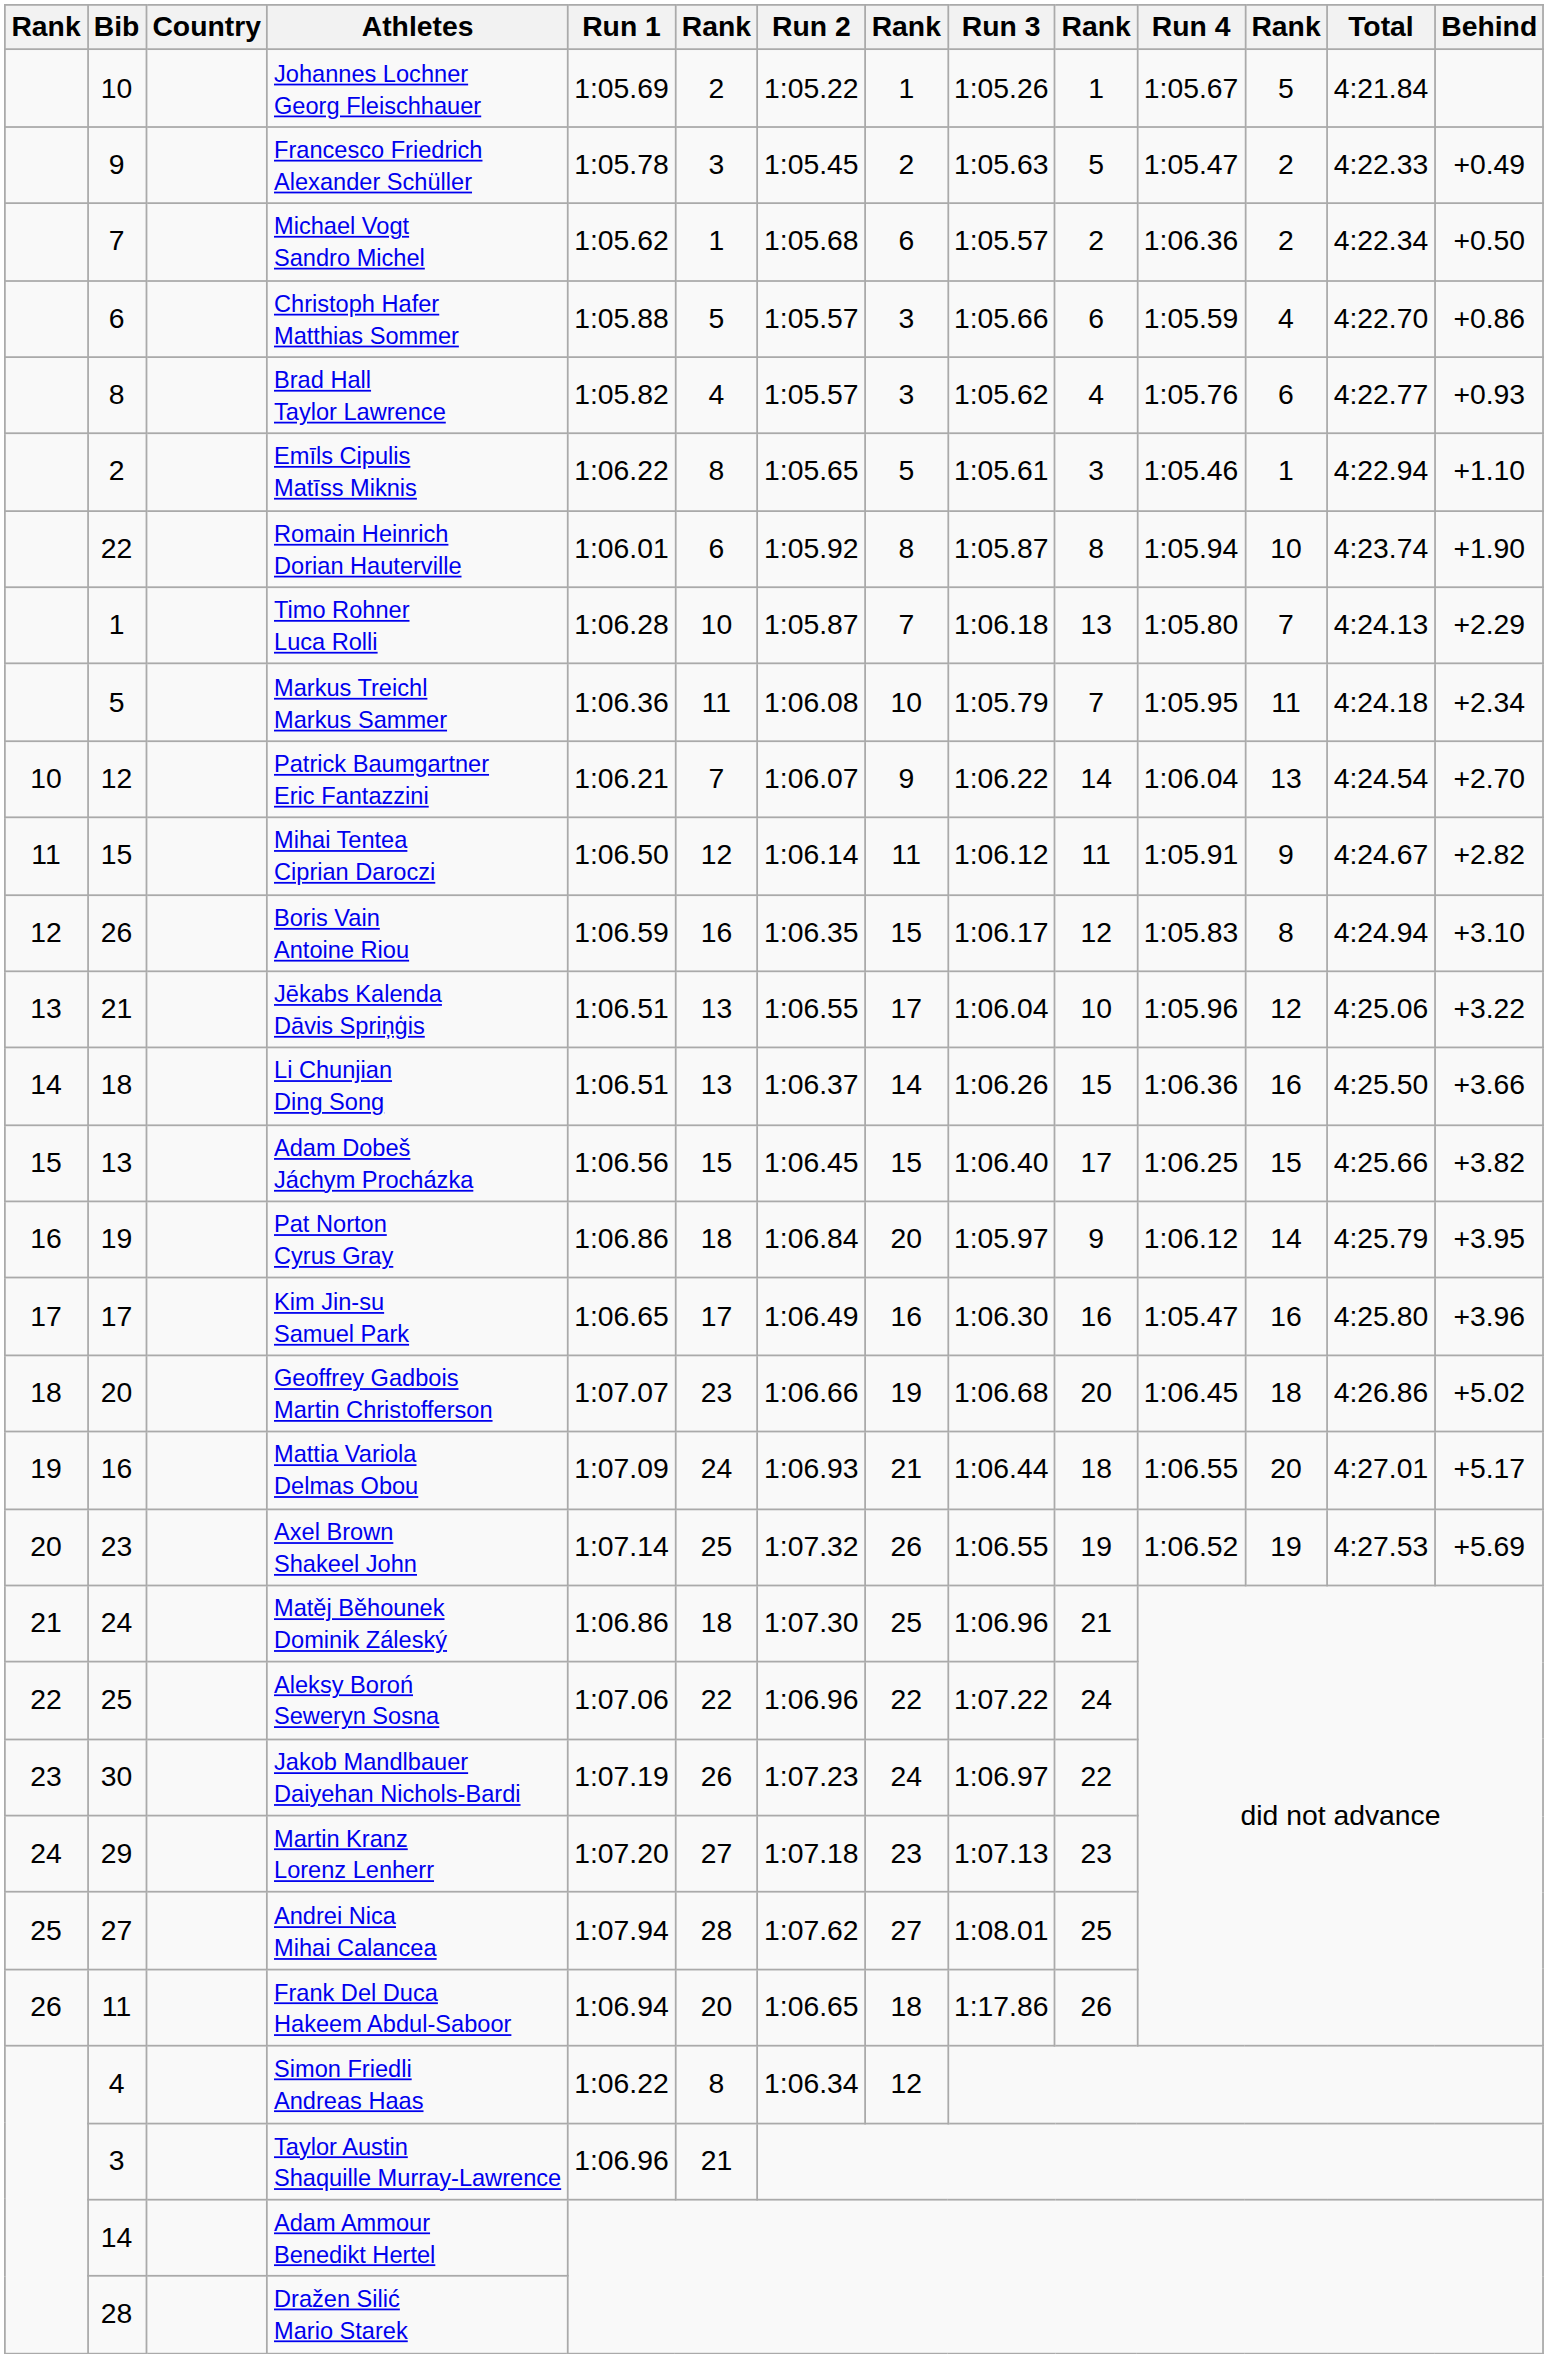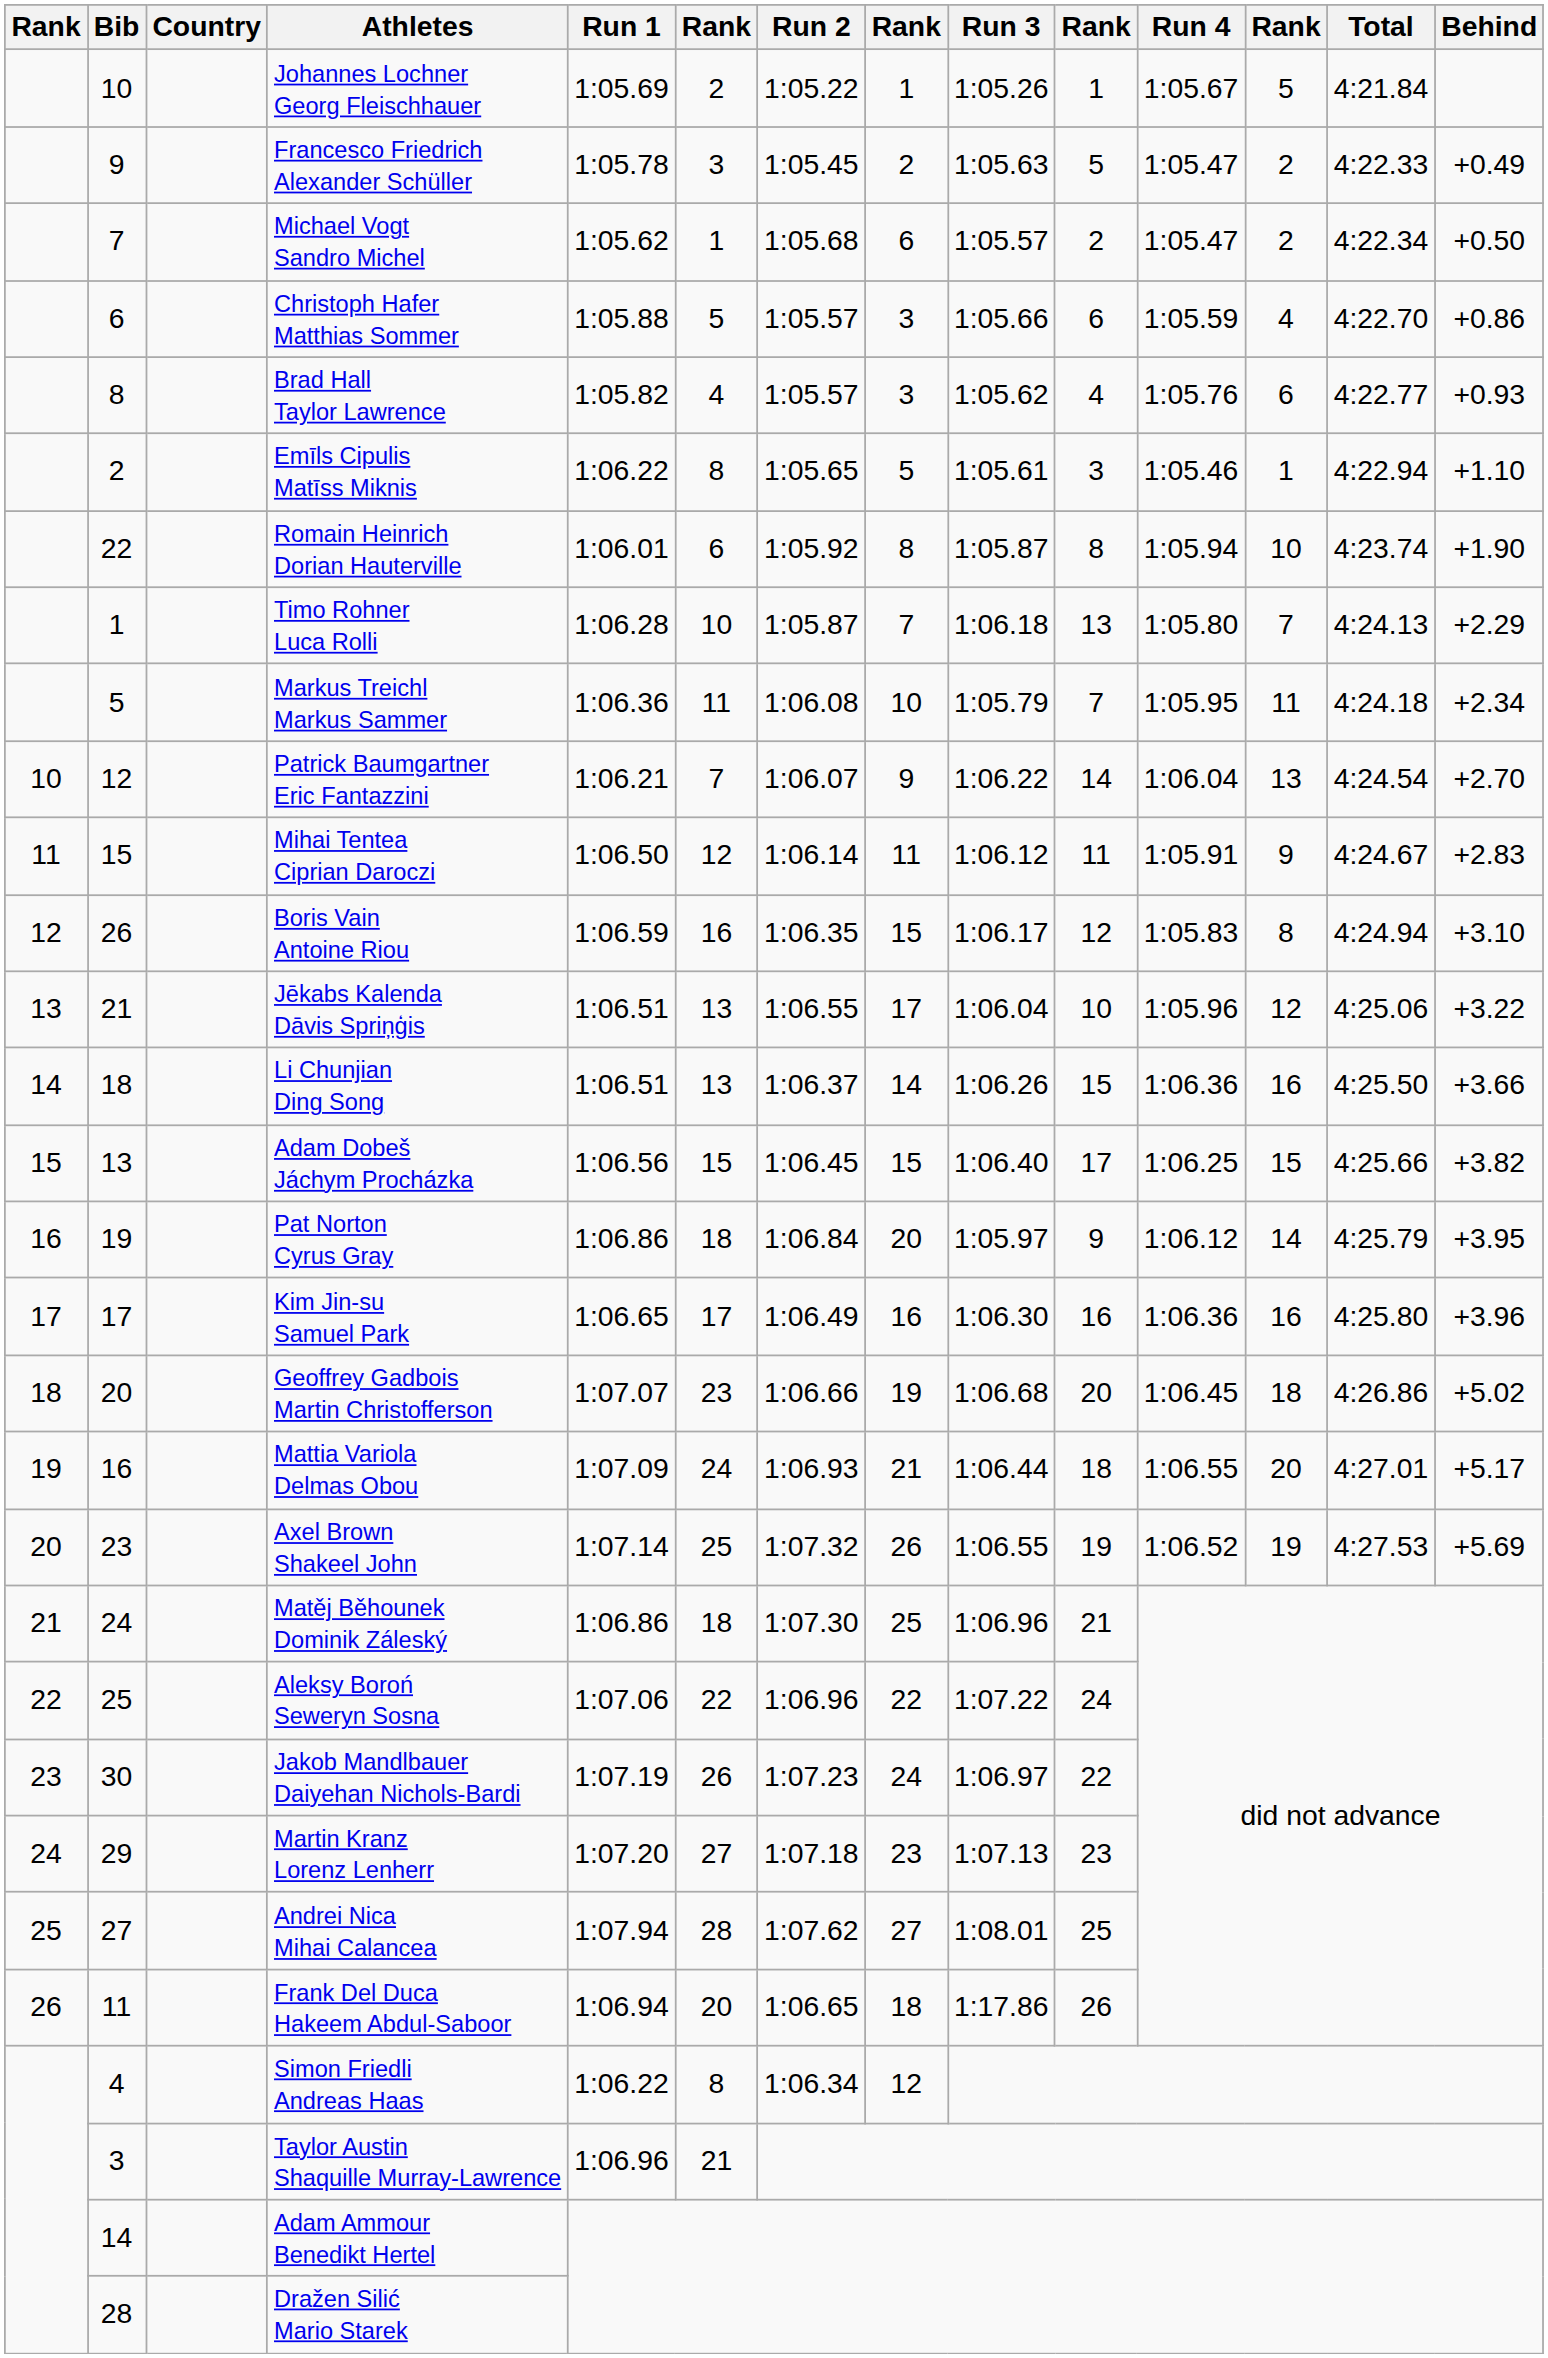(1191, 241) 1:06.36 -> (1191, 241) 1:05.47
(1489, 855) +2.82 -> (1489, 855) +2.83
(1191, 1316) 1:05.47 -> (1191, 1316) 1:06.36
